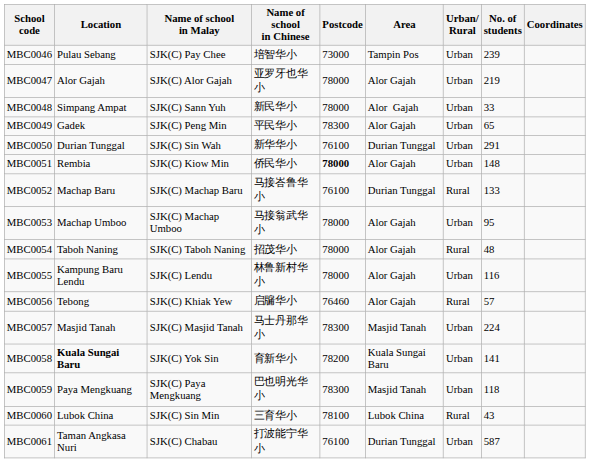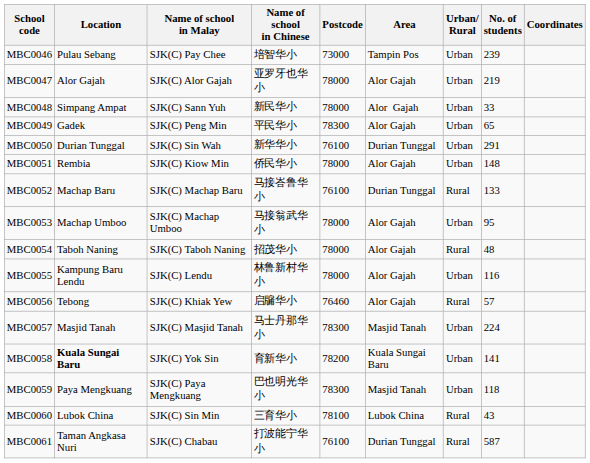(336, 164) bold -> (336, 164) normal
(459, 441) Urban -> (458, 441) Rural
